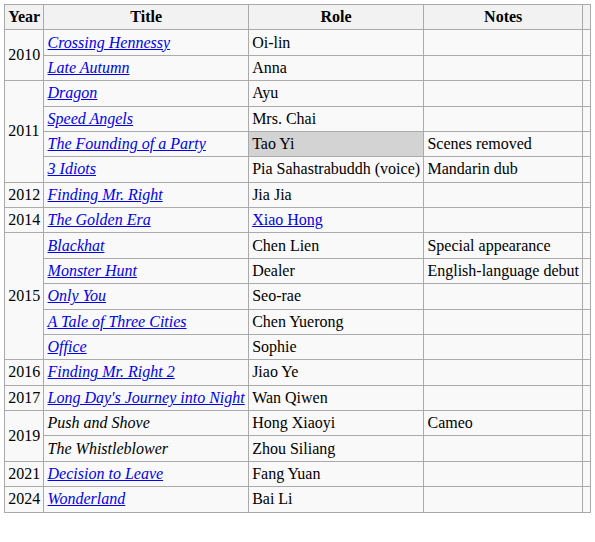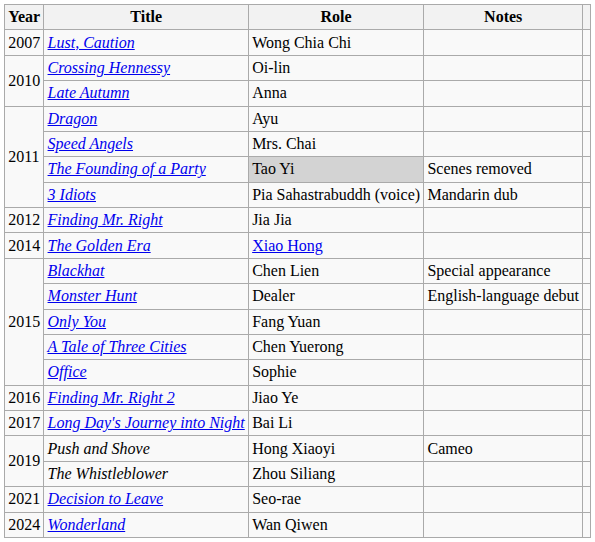+ row: (91, 42)
(277, 296) Seo-rae -> (286, 321) Fang Yuan
(290, 397) Wan Qiwen -> (272, 423) Bai Li
(286, 473) Fang Yuan -> (277, 499) Seo-rae
(272, 499) Bai Li -> (290, 524) Wan Qiwen
